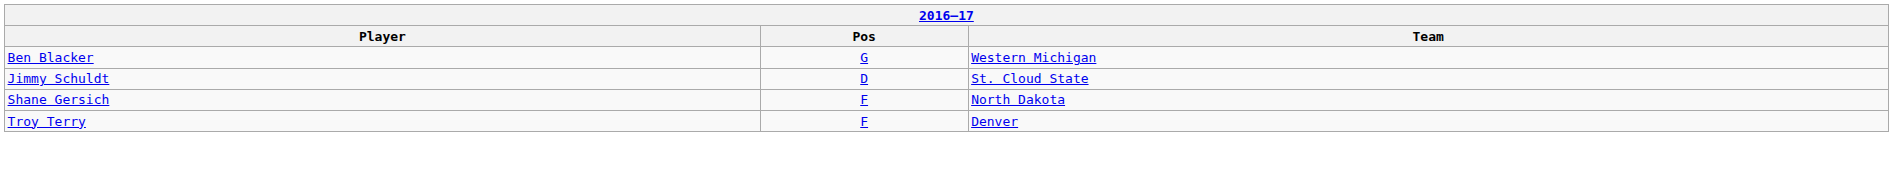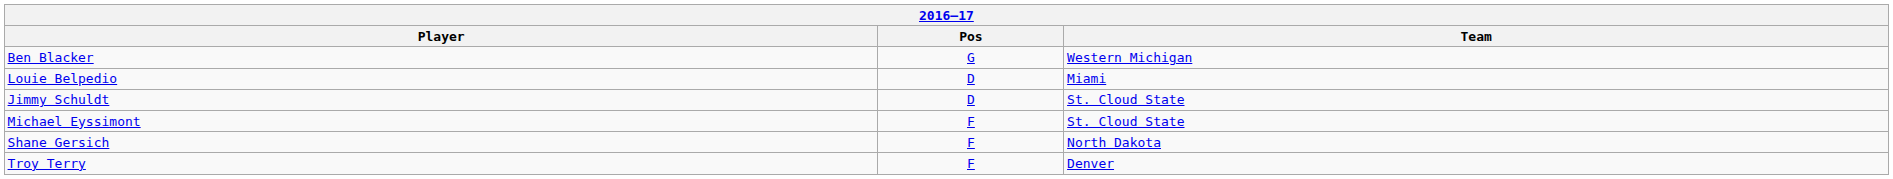+ row: (62, 79)
+ row: (74, 121)
